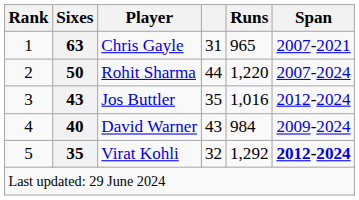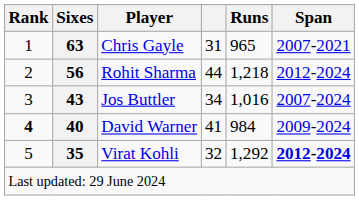(75, 72) 50 -> (75, 72) 56
(249, 72) 1,220 -> (249, 72) 1,218
(314, 72) 2007-2024 -> (314, 72) 2012-2024
(214, 99) 35 -> (214, 99) 34
(314, 99) 2012-2024 -> (314, 99) 2007-2024
(28, 126) normal -> (28, 126) bold
(214, 126) 43 -> (214, 126) 41
